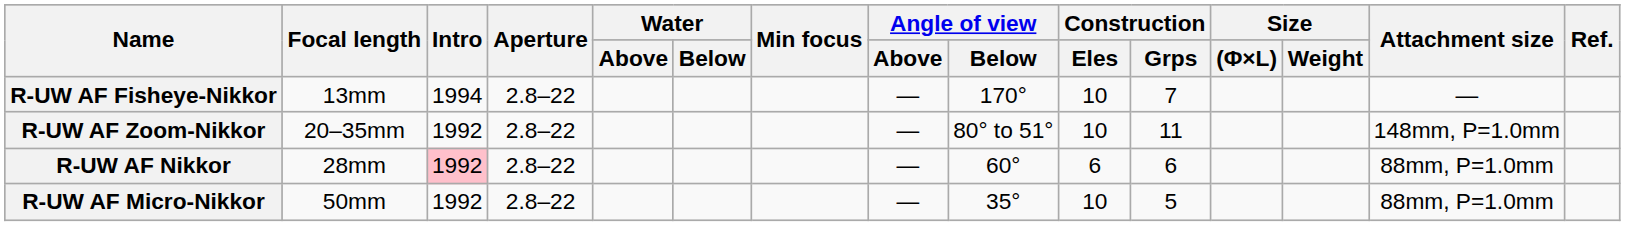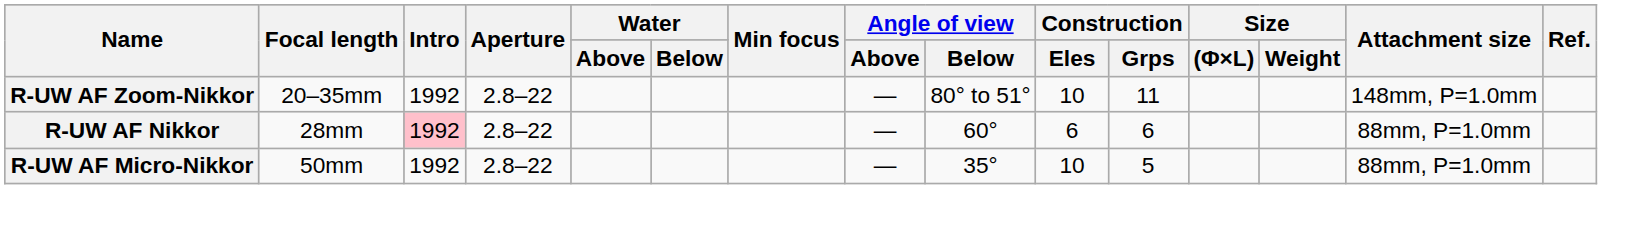- row: (143, 94)
